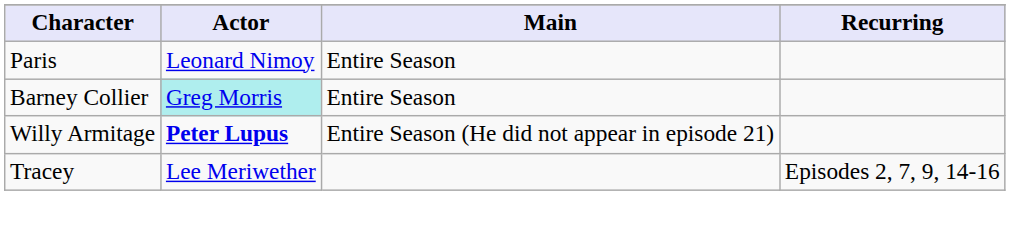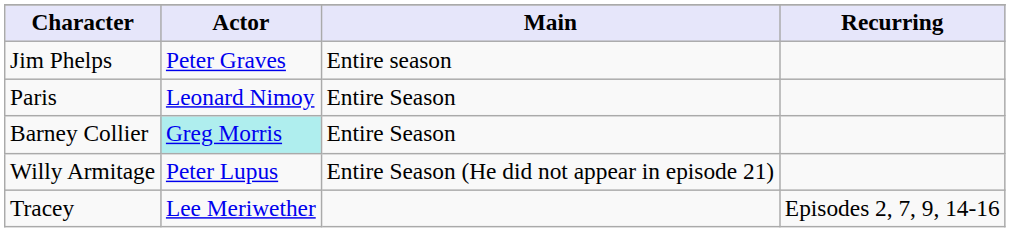+ row: (61, 60)
(227, 134) bold -> (222, 171) normal
